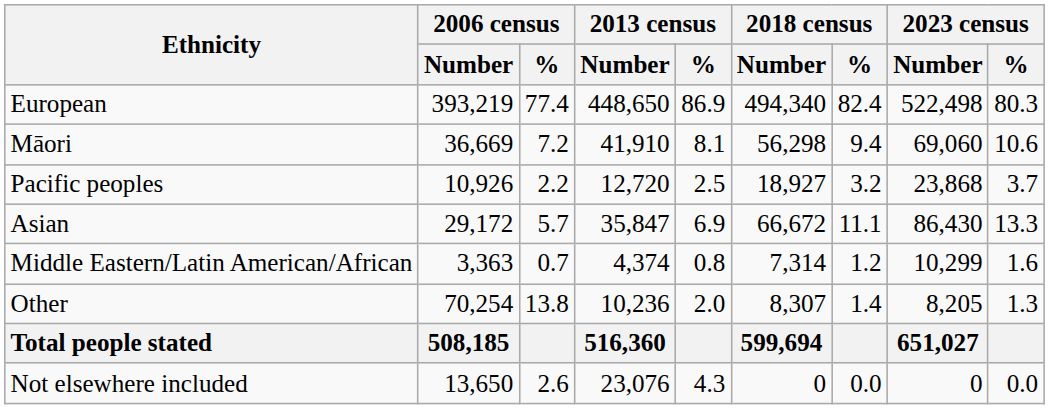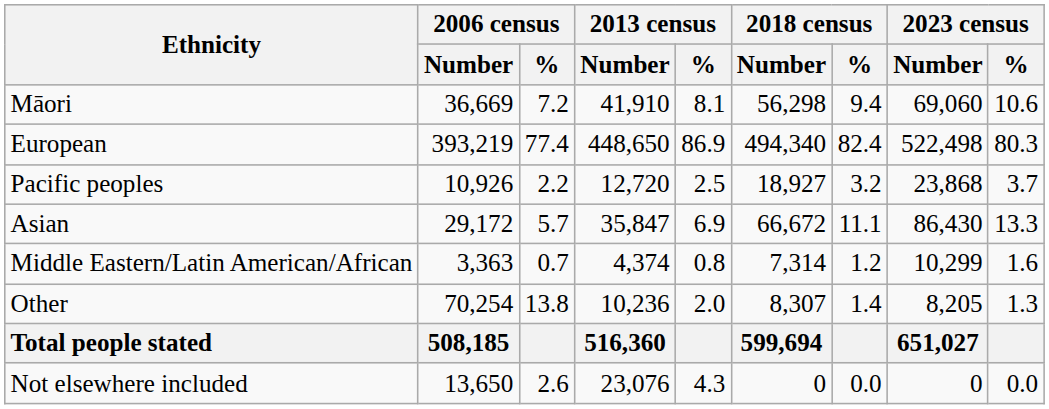rows swapped: (59, 104) <-> (41, 143)
